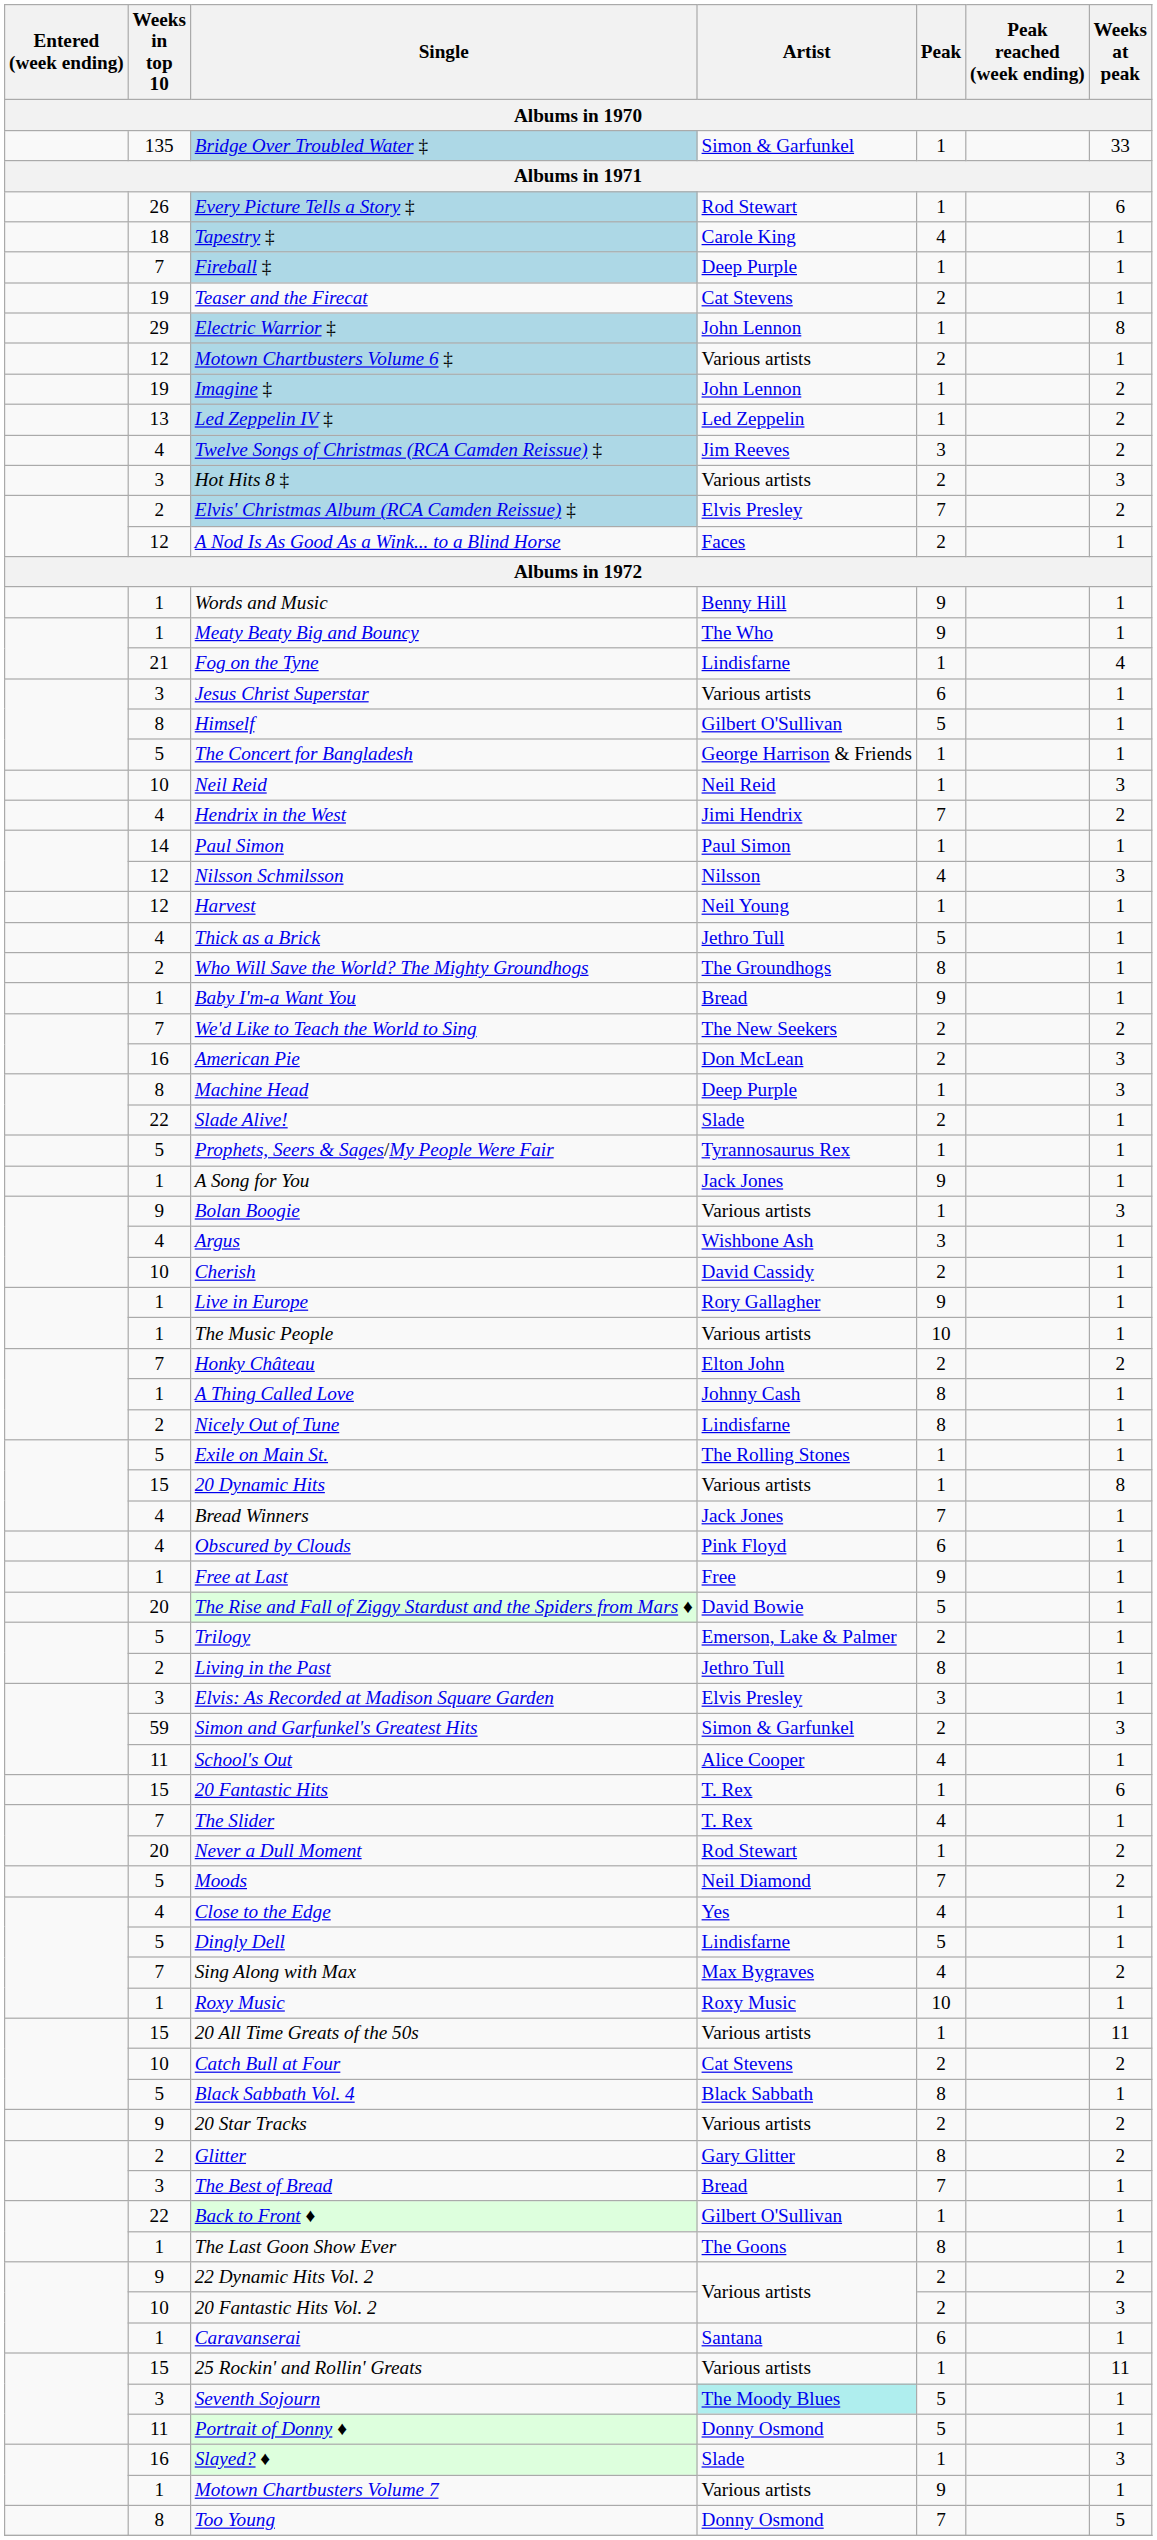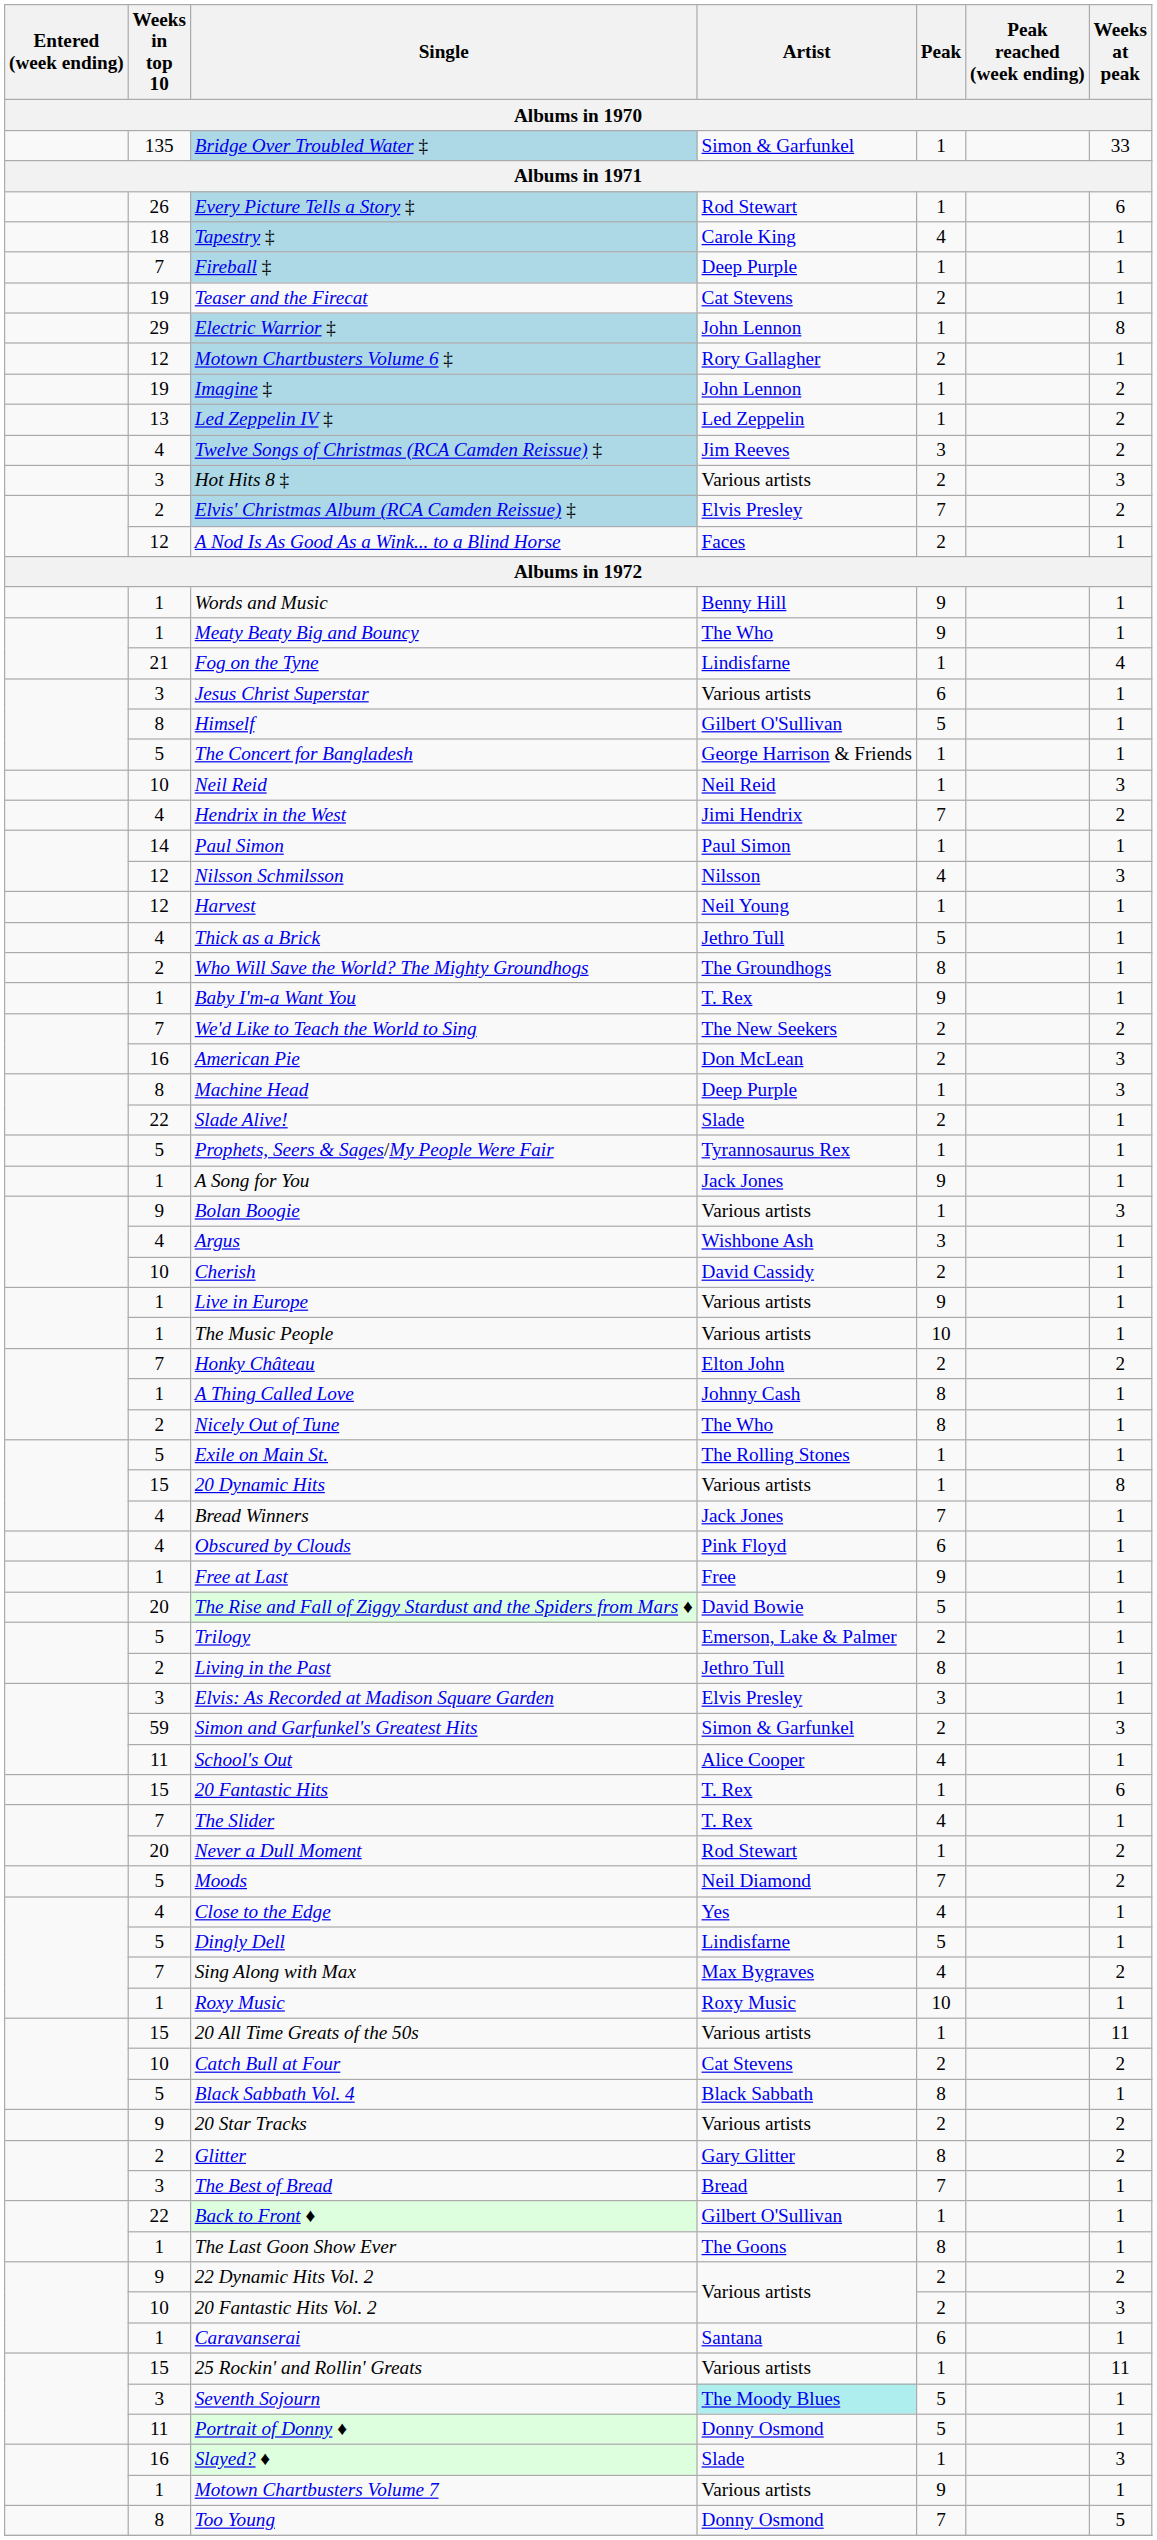(756, 358) Various artists -> (761, 358) Rory Gallagher
(724, 998) Bread -> (727, 998) T. Rex
(761, 1302) Rory Gallagher -> (756, 1302) Various artists
(746, 1424) Lindisfarne -> (737, 1424) The Who
